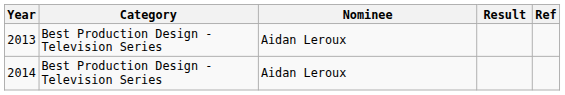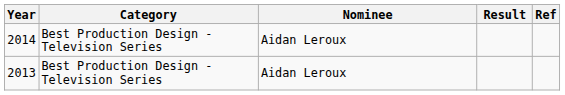rows swapped: (22, 40) <-> (22, 73)
